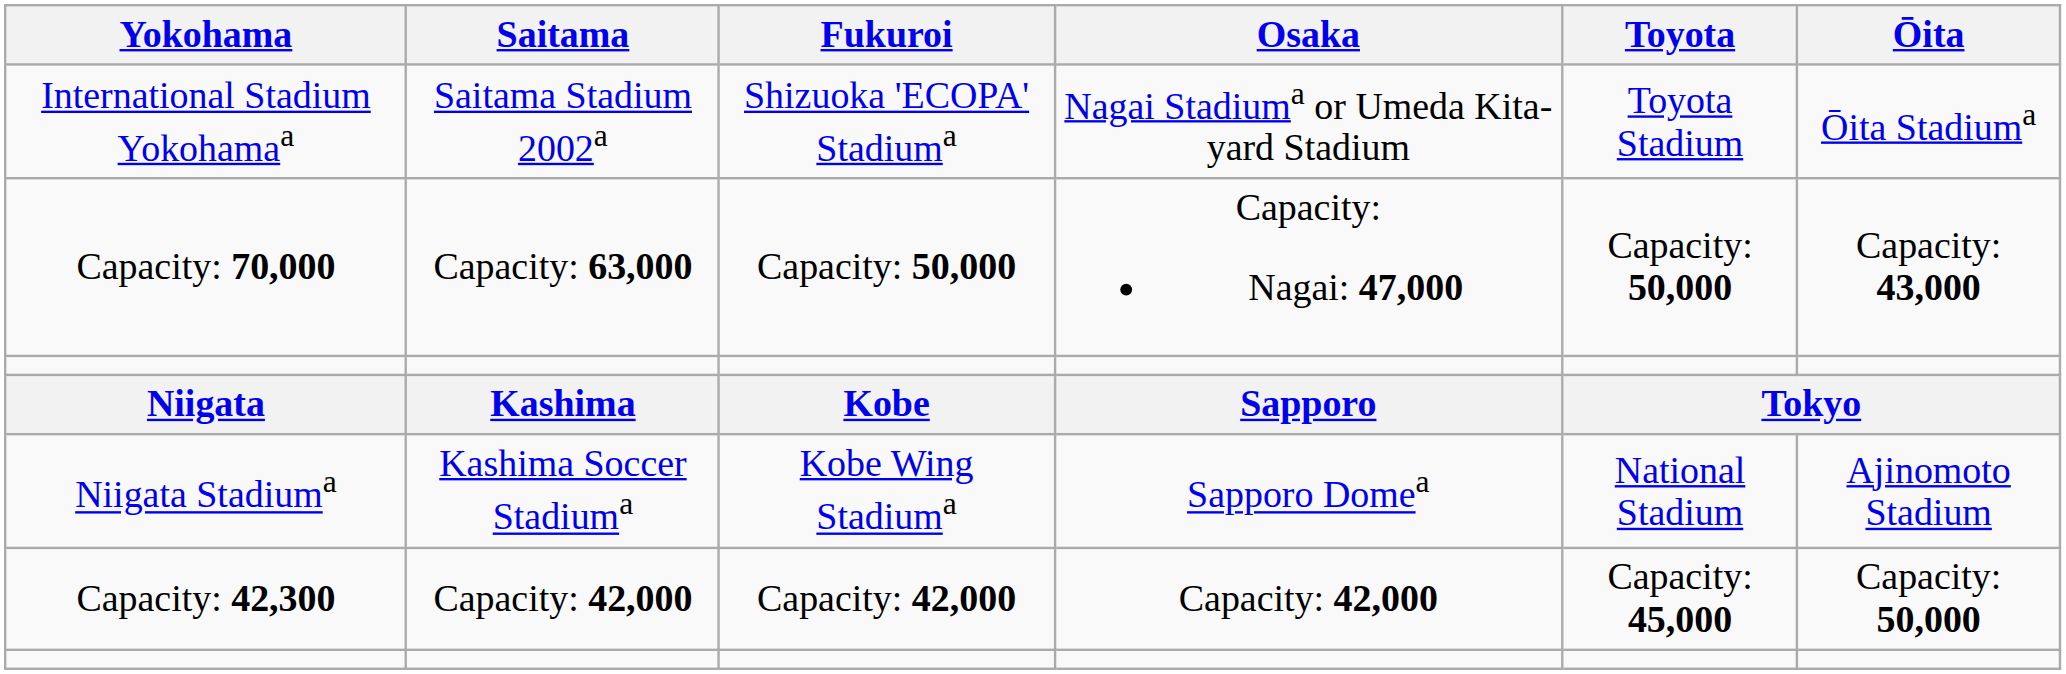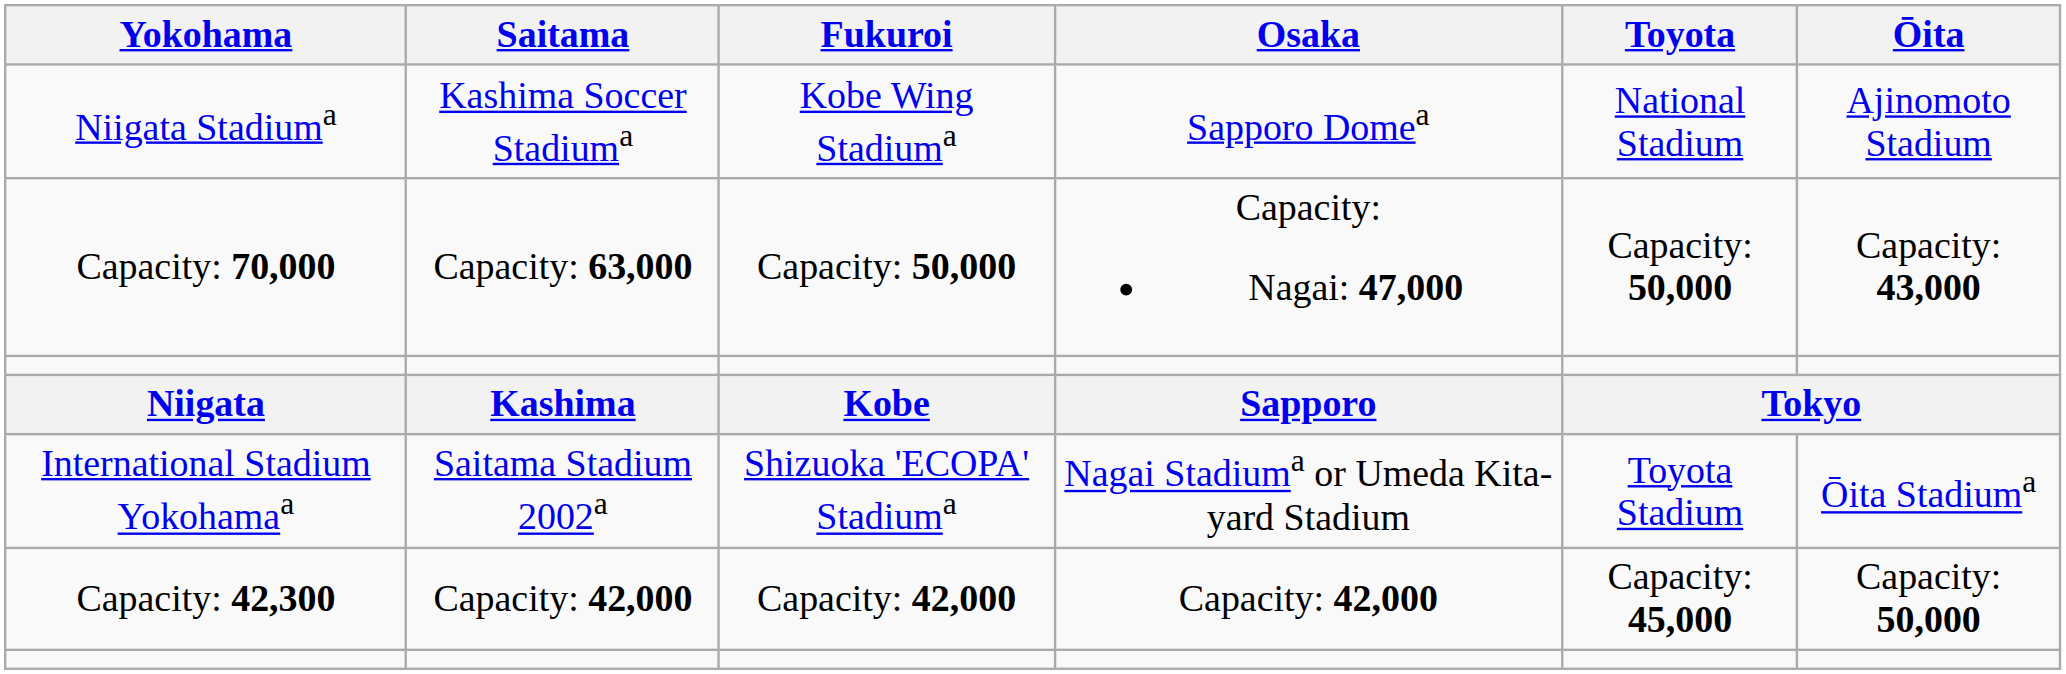rows swapped: (206, 121) <-> (206, 490)
